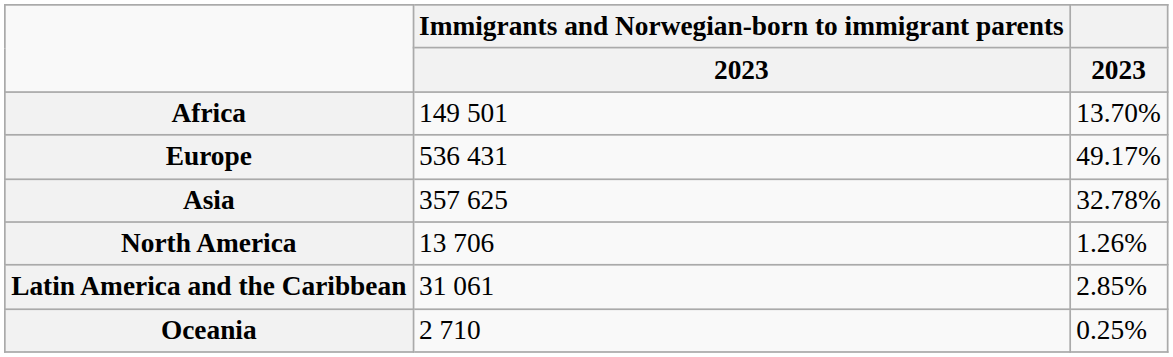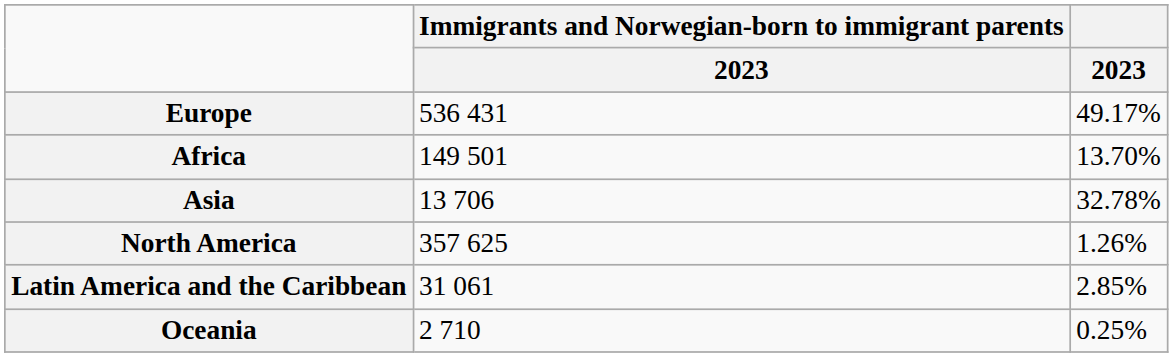rows swapped: (209, 156) <-> (209, 112)
(463, 199) 357 625 -> (457, 199) 13 706
(457, 243) 13 706 -> (463, 243) 357 625
